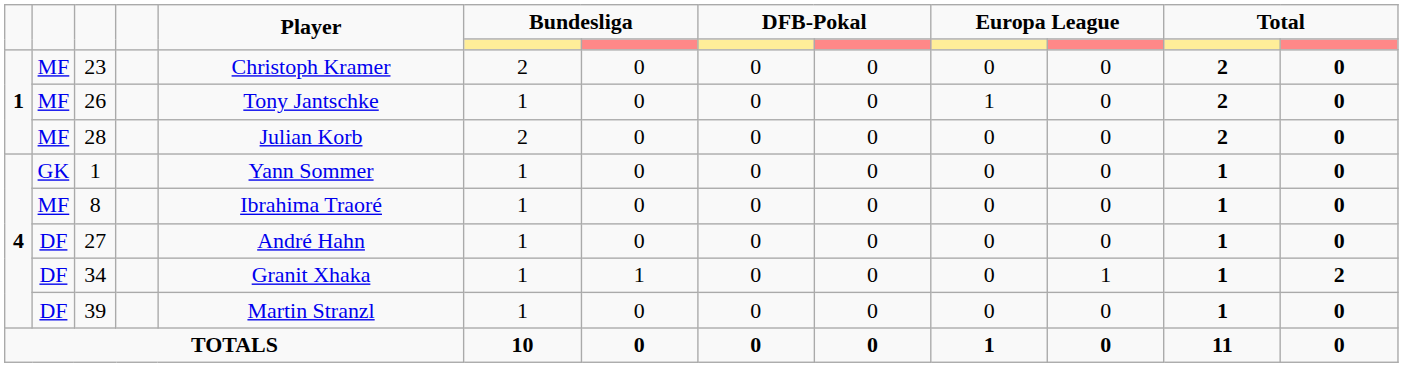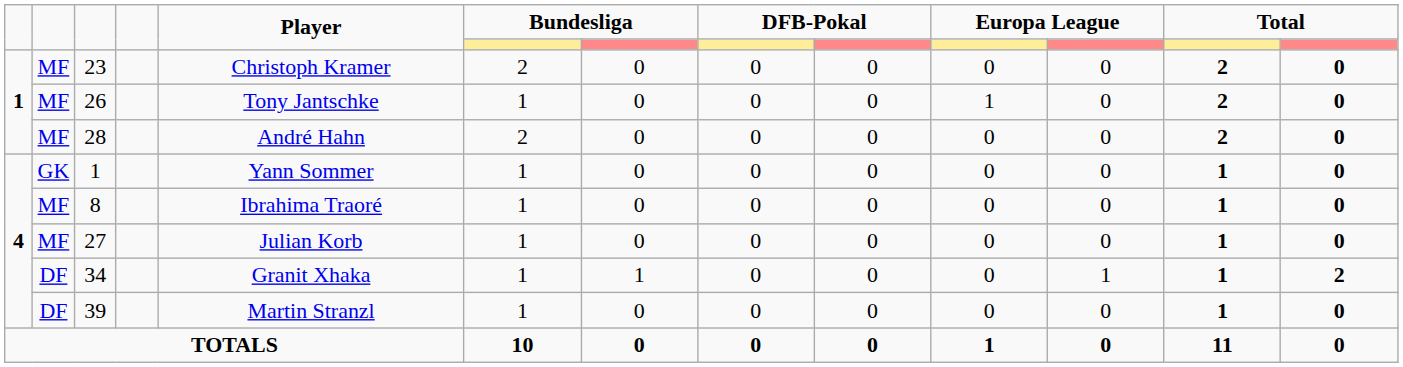(311, 136) Julian Korb -> (311, 136) André Hahn
(53, 240) DF -> (53, 240) MF
(311, 240) André Hahn -> (311, 240) Julian Korb
